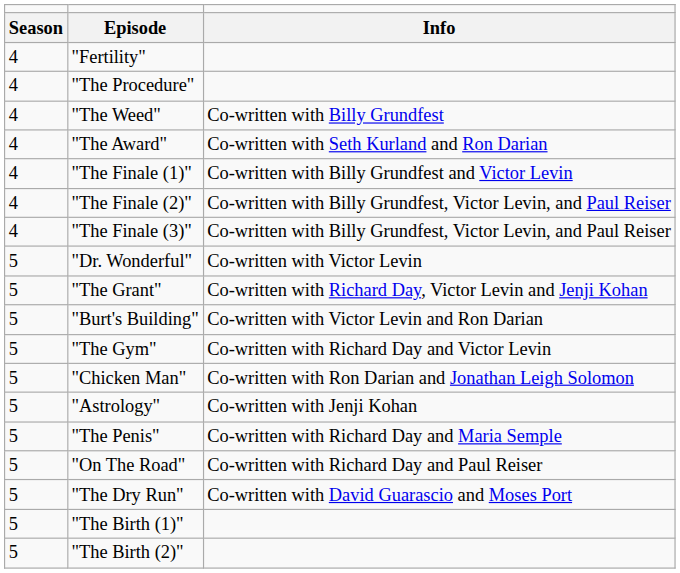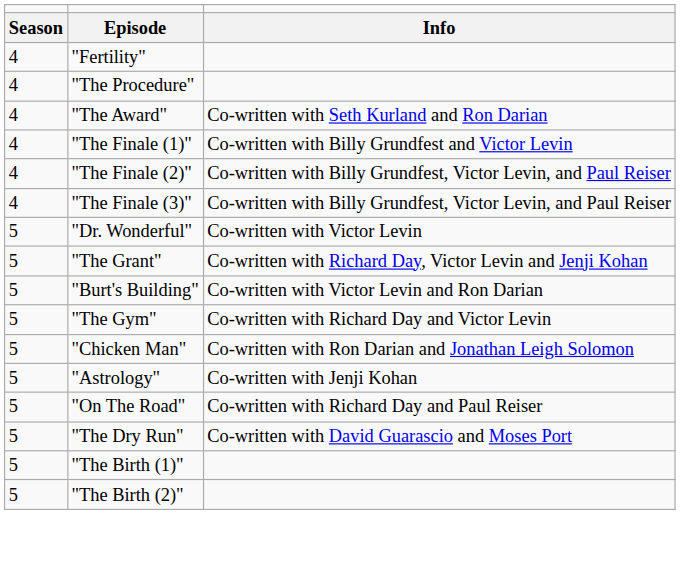- row: (116, 115)
- row: (116, 436)
